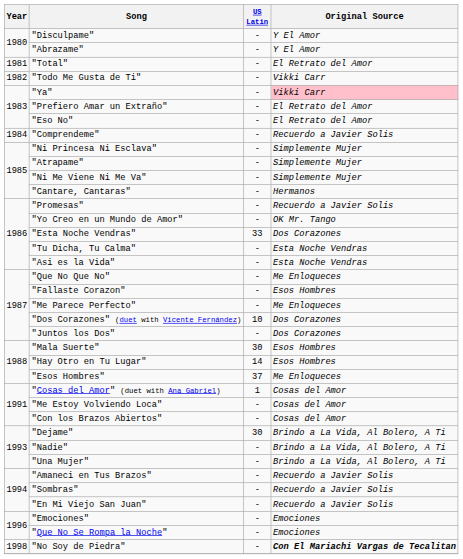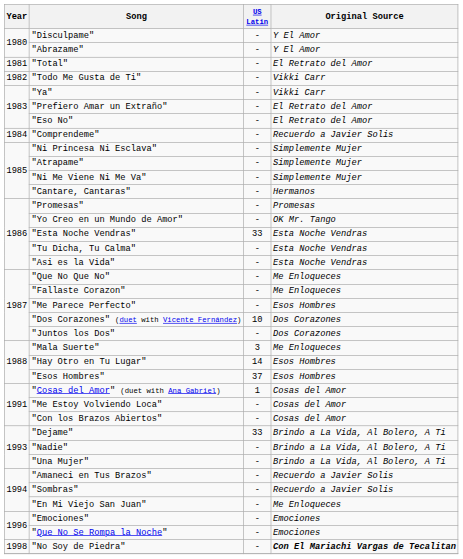(299, 92) pink background -> (299, 92) no background
(333, 206) Recuerdo a Javier Solis -> (294, 206) Promesas
(307, 234) Dos Corazones -> (320, 234) Esta Noche Vendras
(304, 291) Esos Hombres -> (307, 291) Me Enloqueces
(307, 305) Me Enloqueces -> (304, 305) Esos Hombres
(257, 348) 30 -> (257, 348) 3
(304, 348) Esos Hombres -> (307, 348) Me Enloqueces
(307, 376) Me Enloqueces -> (304, 376) Esos Hombres
(257, 433) 30 -> (257, 433) 33
(333, 504) Recuerdo a Javier Solis -> (307, 504) Me Enloqueces
